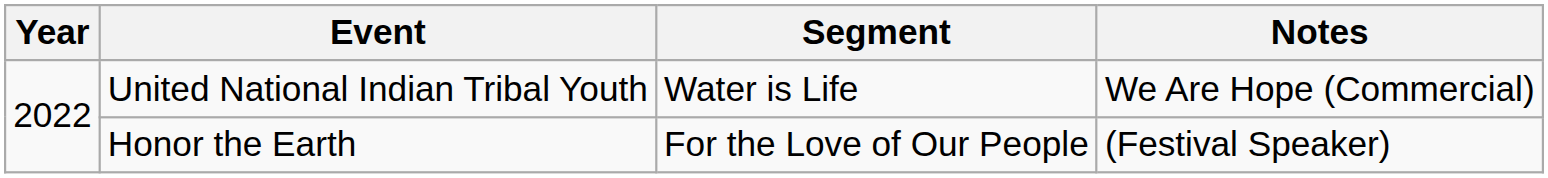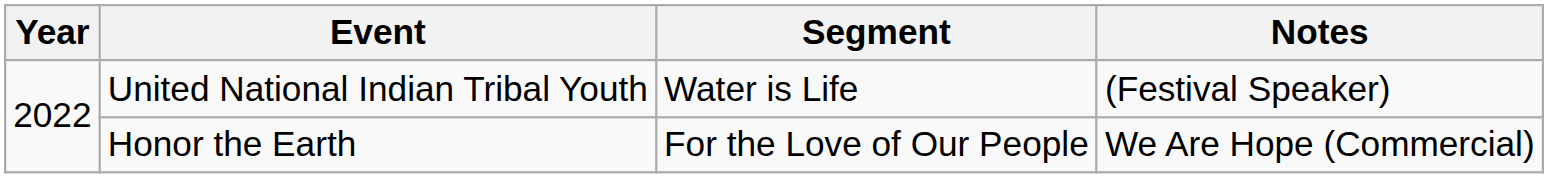(1320, 88) We Are Hope (Commercial) -> (1248, 88) (Festival Speaker)
(1248, 144) (Festival Speaker) -> (1320, 144) We Are Hope (Commercial)
